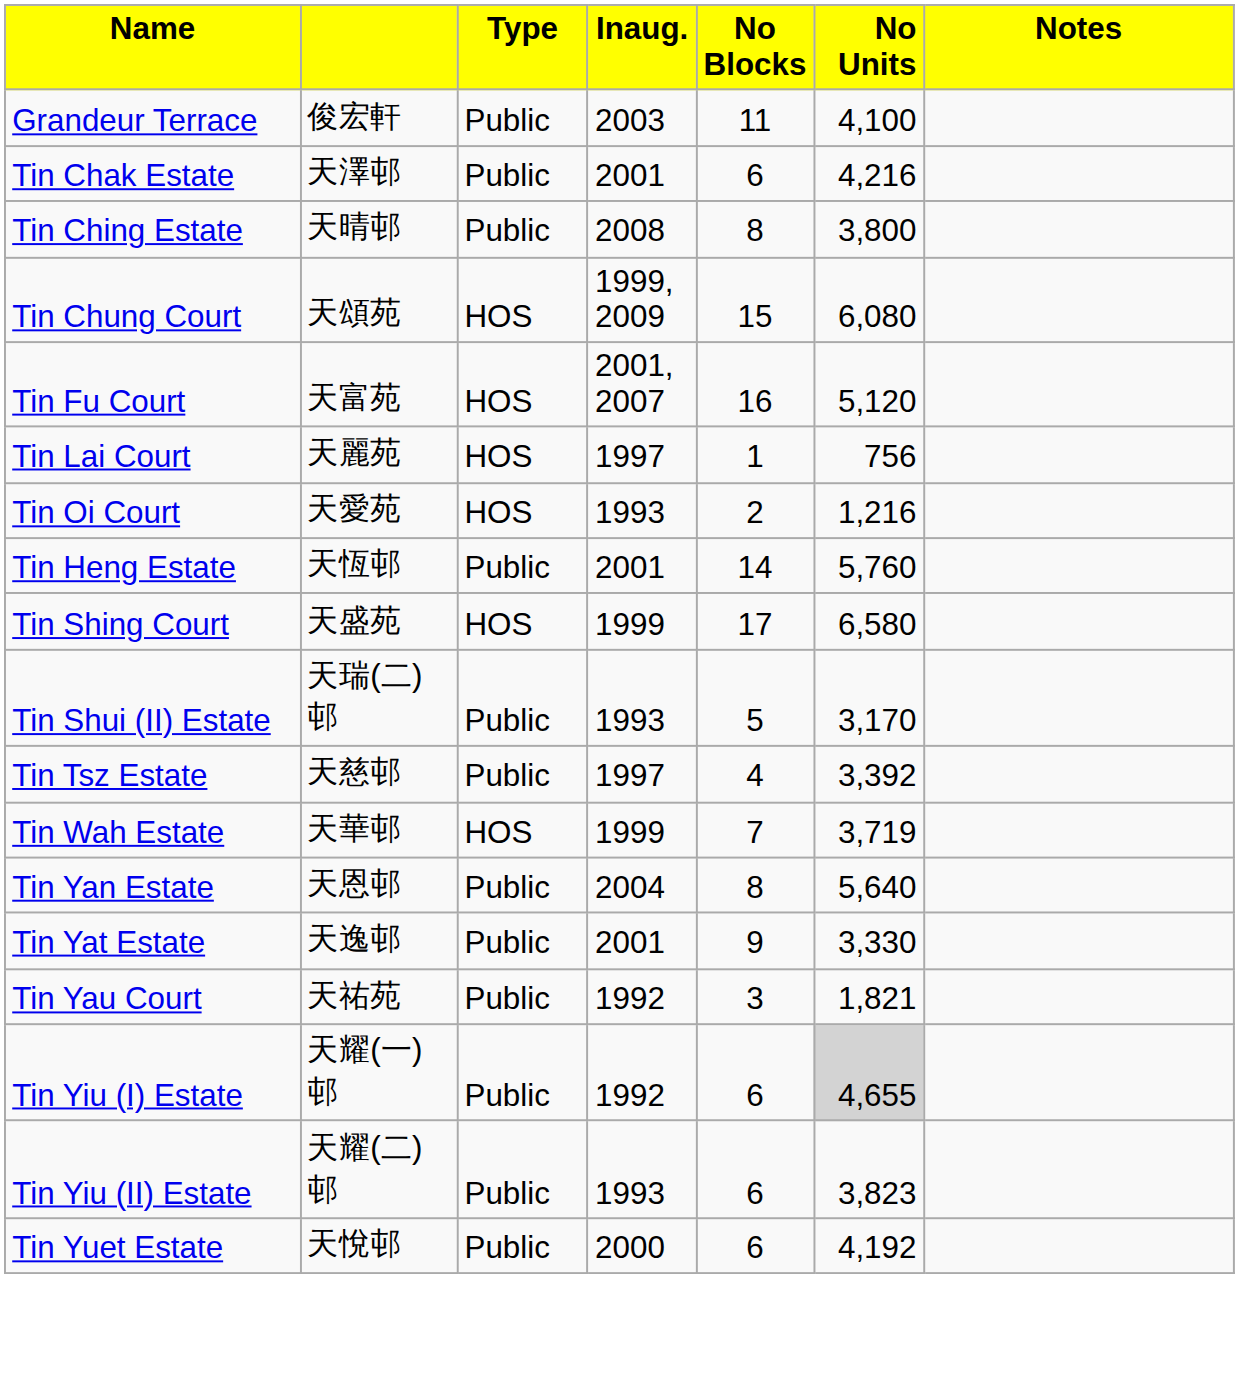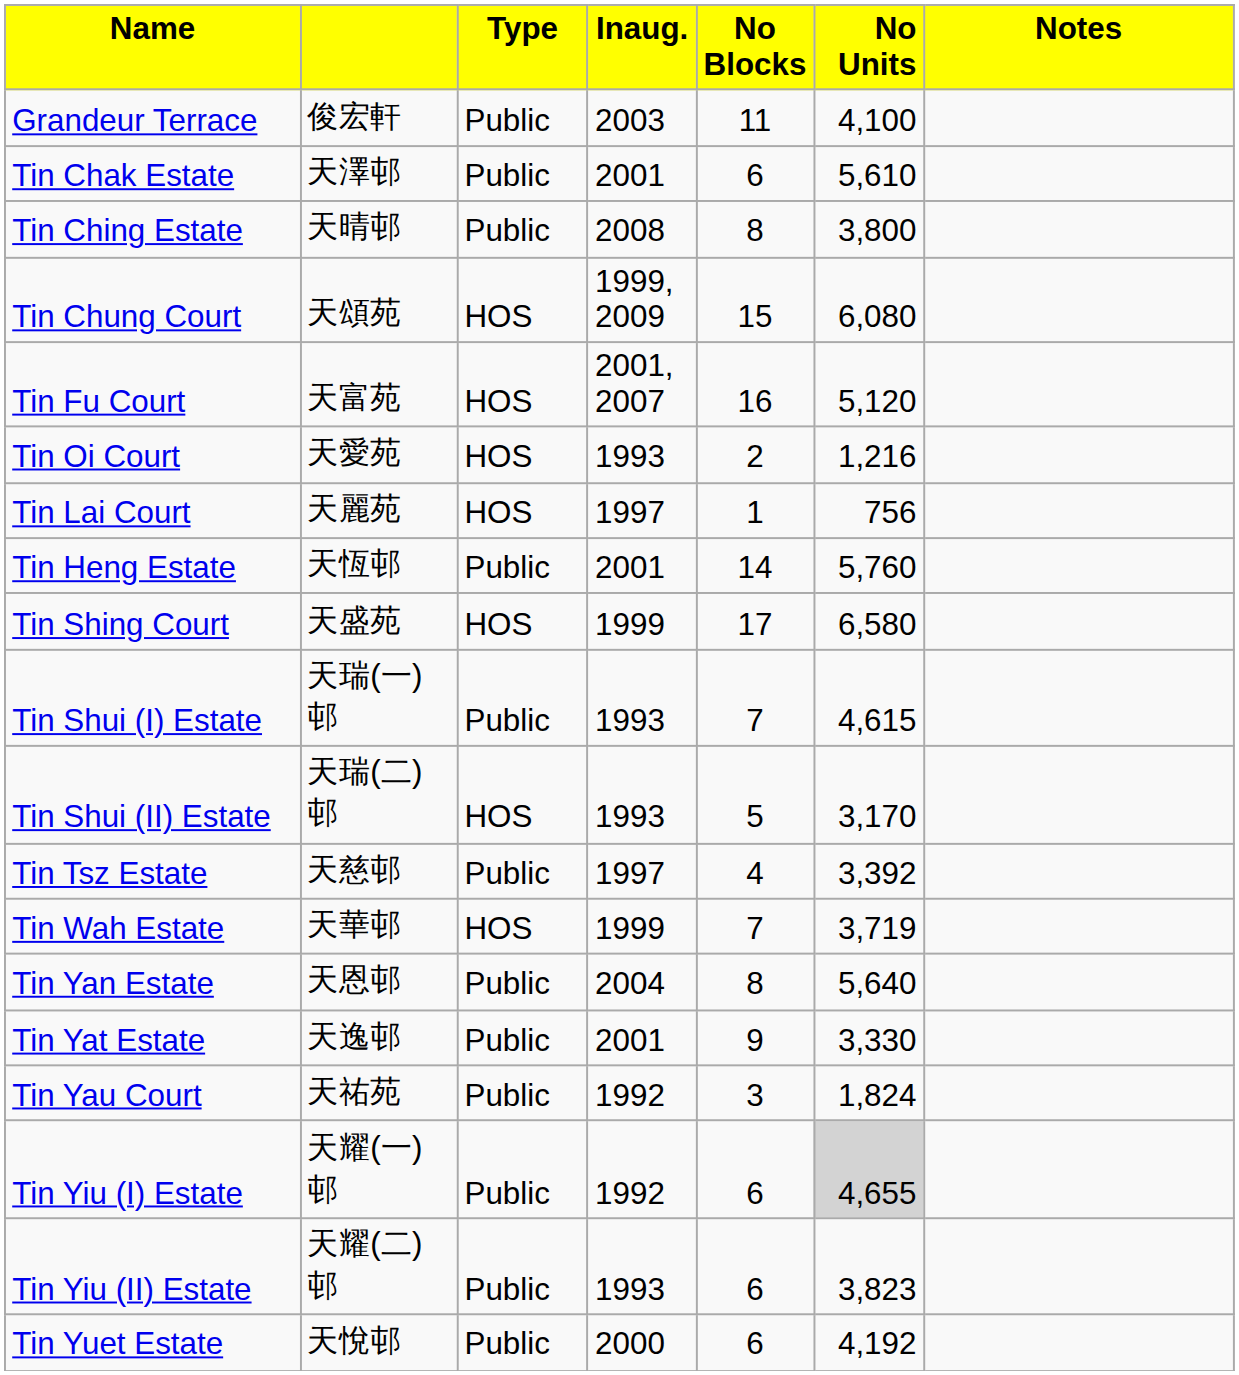(877, 175) 4,216 -> (877, 175) 5,610
rows swapped: (96, 512) <-> (101, 457)
+ row: (137, 720)
(507, 720) Public -> (498, 817) HOS
(877, 998) 1,821 -> (877, 1095) 1,824
